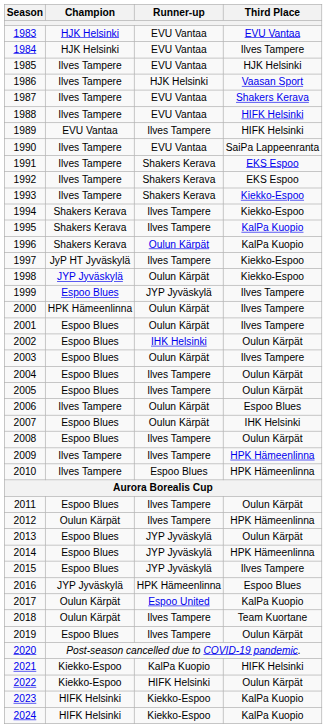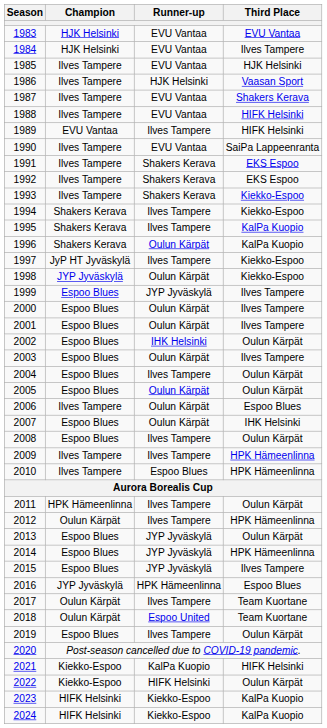(90, 309) HPK Hämeenlinna -> (90, 309) Espoo Blues
(179, 390) Ilves Tampere -> (179, 390) Oulun Kärpät
(90, 504) Espoo Blues -> (90, 504) HPK Hämeenlinna
(179, 601) Espoo United -> (179, 601) Ilves Tampere
(272, 601) KalPa Kuopio -> (272, 601) Team Kuortane
(179, 618) Ilves Tampere -> (179, 618) Espoo United
